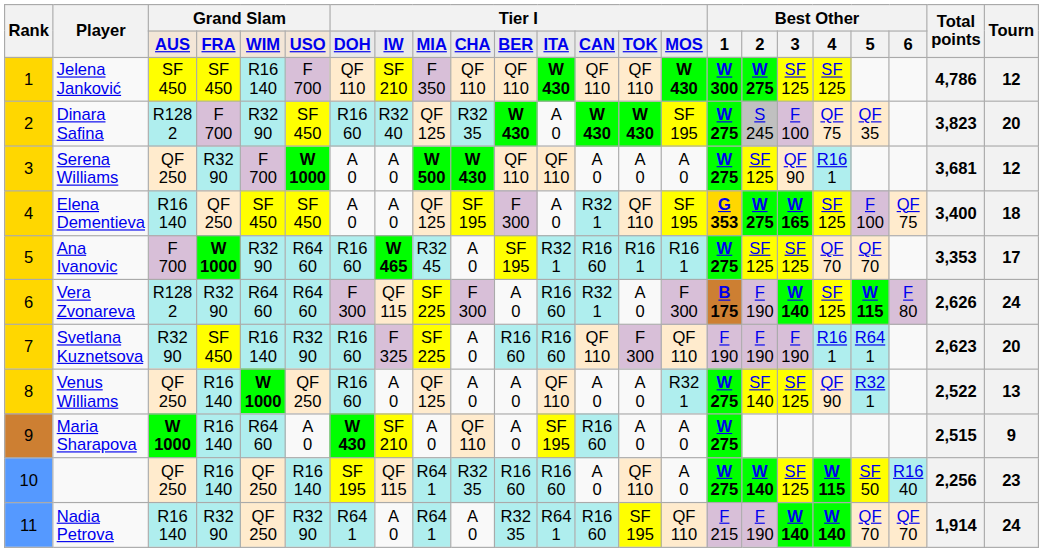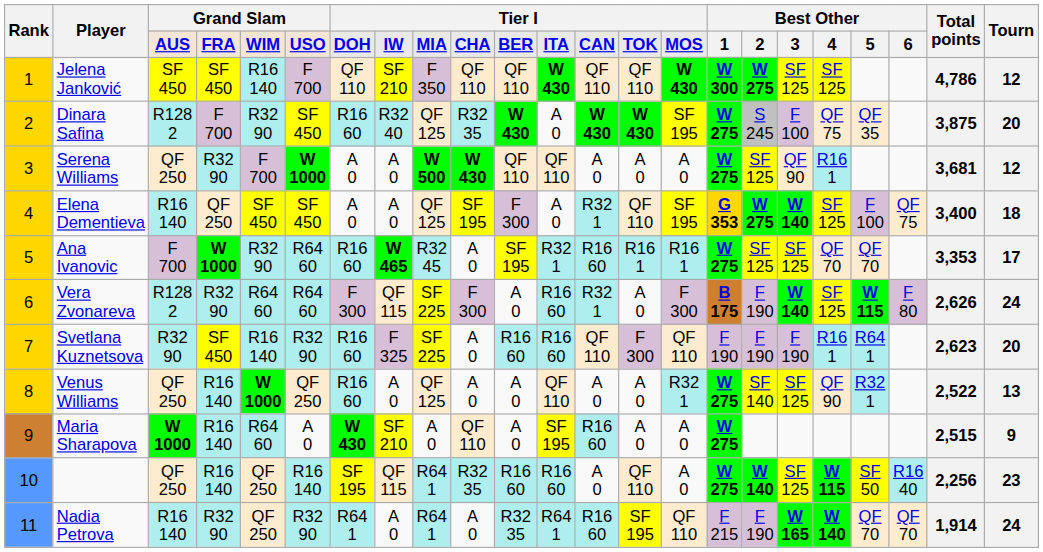(956, 124) 3,823 -> (956, 124) 3,875
(795, 213) W 165 -> (795, 213) W 140
(795, 525) W 140 -> (795, 525) W 165
